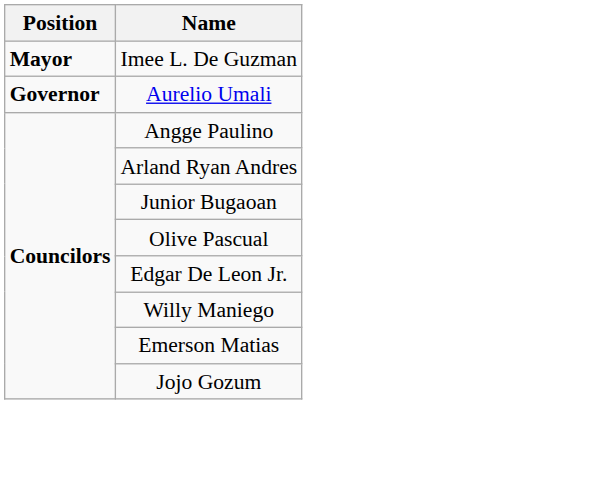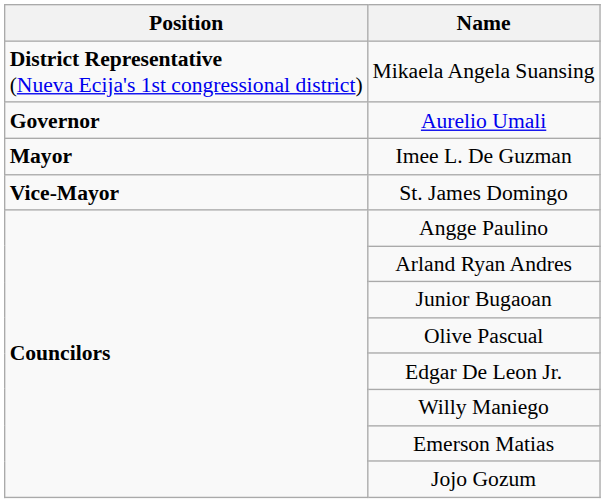+ row: (484, 71)
rows swapped: (209, 94) <-> (209, 58)
+ row: (484, 192)
